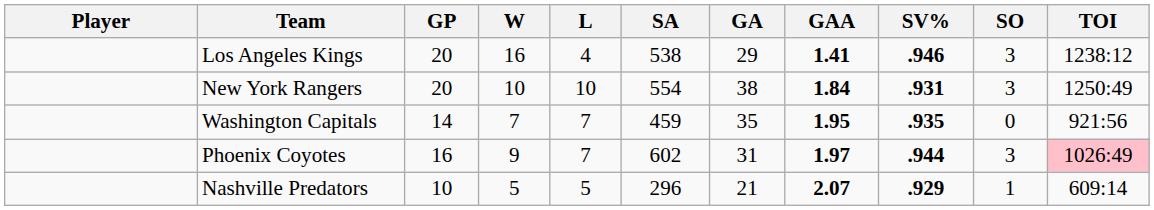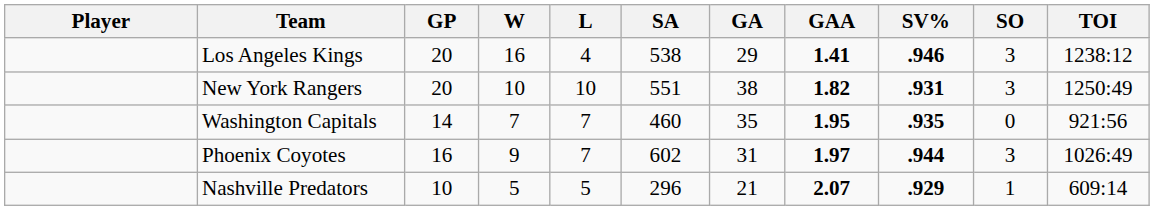(665, 88) 554 -> (665, 88) 551
(832, 88) 1.84 -> (832, 88) 1.82
(665, 121) 459 -> (665, 121) 460
(1098, 155) pink background -> (1098, 155) no background
